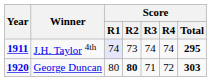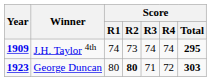(18, 49) 1911 -> (18, 49) 1909
(114, 49) lavender background -> (114, 49) no background
(18, 67) 1920 -> (18, 67) 1923
